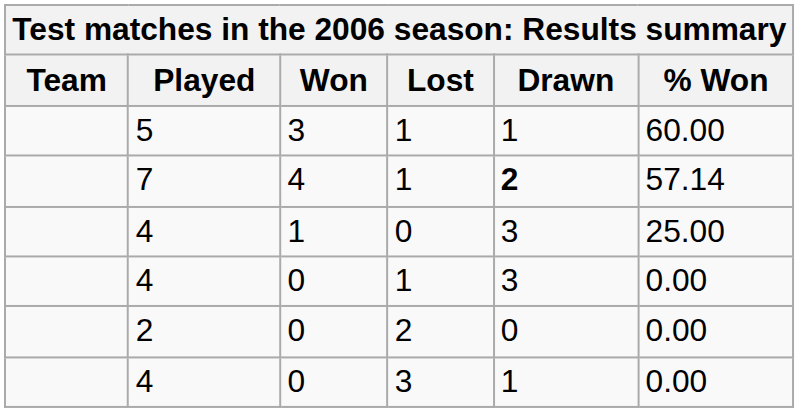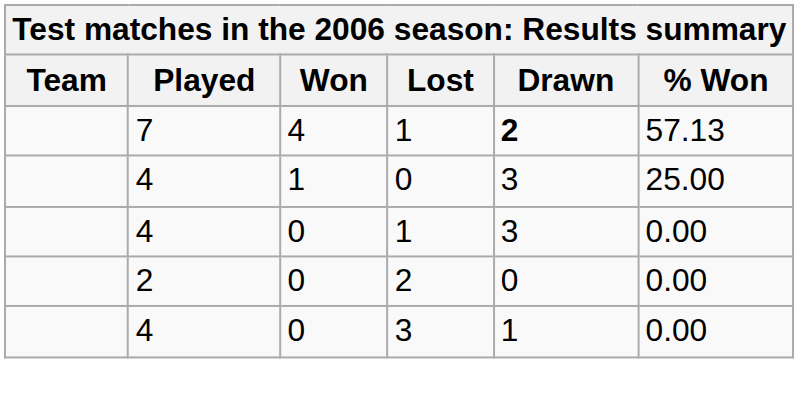- row: (145, 130)
(685, 180) 57.14 -> (685, 130) 57.13
